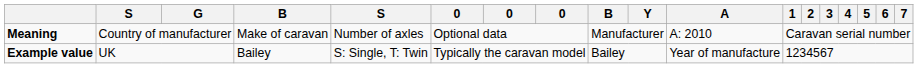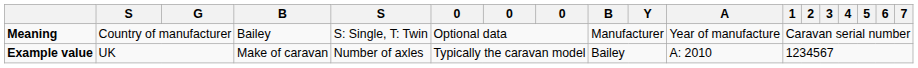(283, 33) Make of caravan -> (254, 33) Bailey
(379, 33) Number of axles -> (381, 33) S: Single, T: Twin
(691, 33) A: 2010 -> (725, 33) Year of manufacture
(254, 53) Bailey -> (283, 53) Make of caravan
(381, 53) S: Single, T: Twin -> (379, 53) Number of axles
(725, 53) Year of manufacture -> (691, 53) A: 2010
